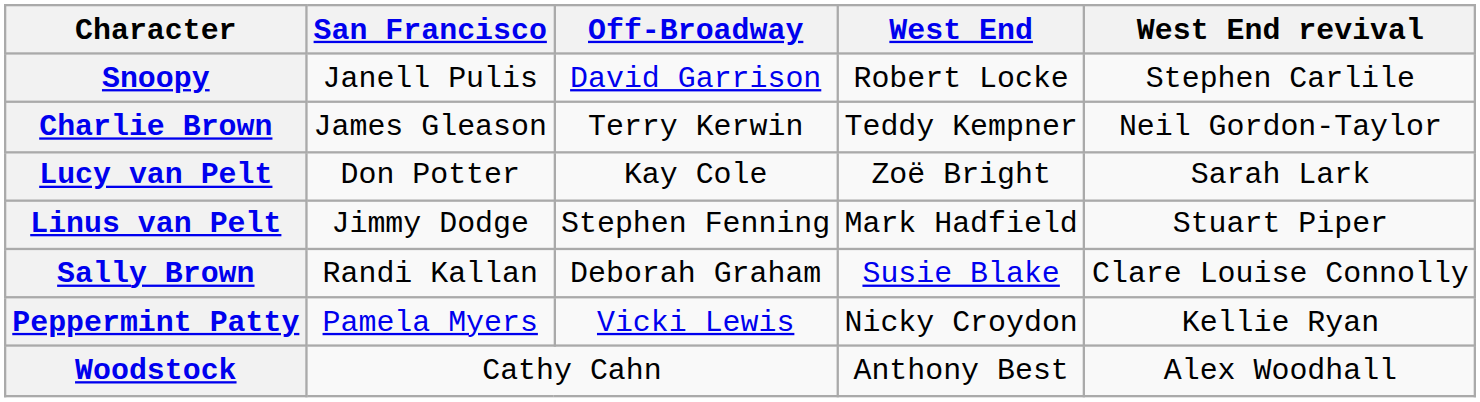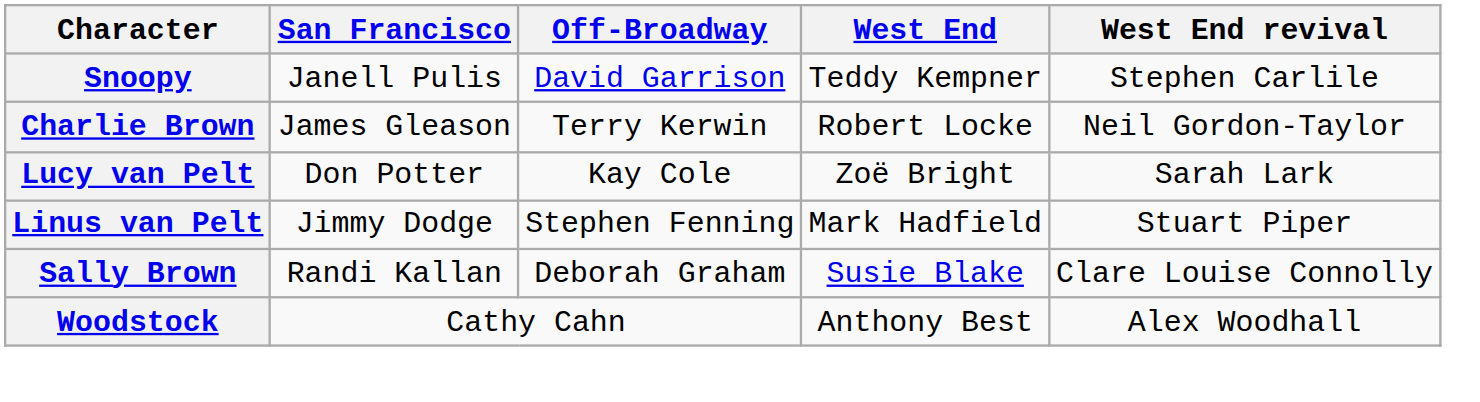(961, 78) Robert Locke -> (925, 78) Teddy Kempner
(961, 127) Teddy Kempner -> (925, 127) Robert Locke
- row: (156, 322)
